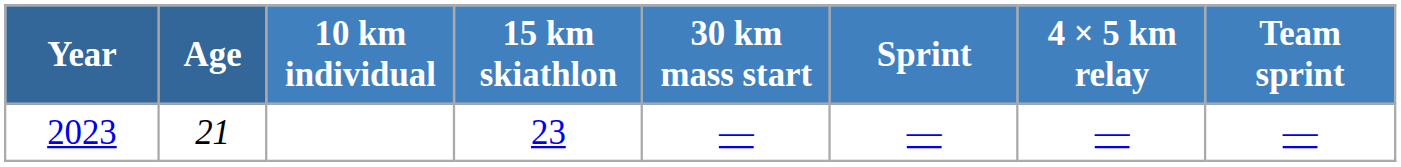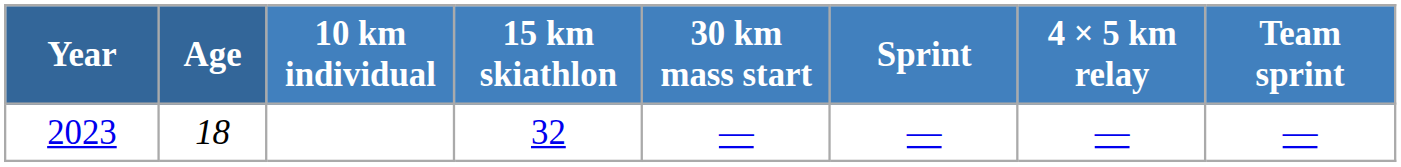(213, 131) 21 -> (213, 131) 18
(548, 131) 23 -> (548, 131) 32
